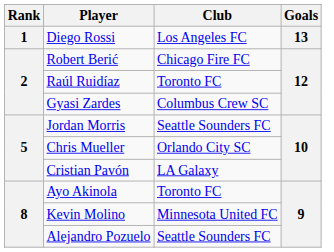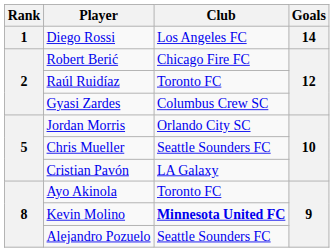(301, 37) 13 -> (309, 37) 14
(214, 125) Seattle Sounders FC -> (204, 125) Orlando City SC
(204, 147) Orlando City SC -> (214, 147) Seattle Sounders FC
(217, 214) normal -> (221, 214) bold
